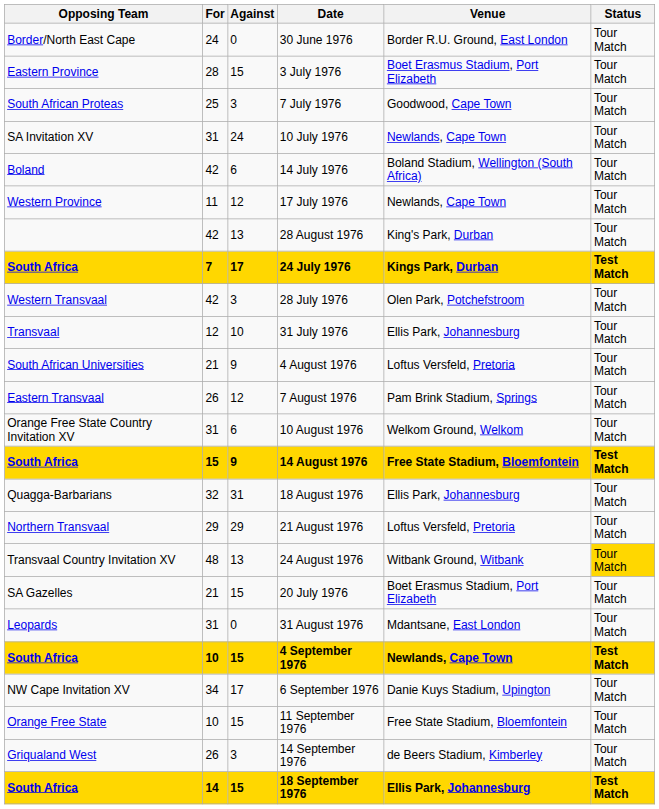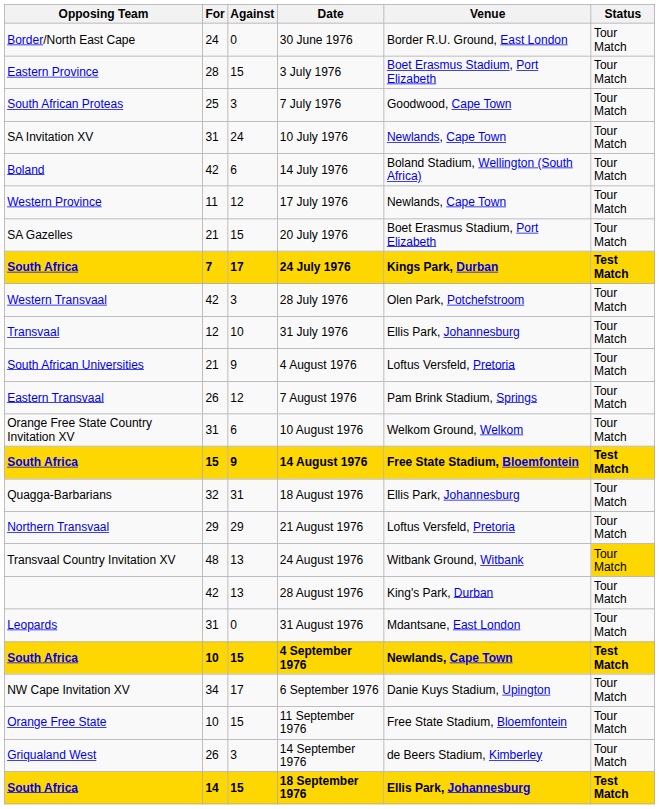rows swapped: (314, 592) <-> (322, 234)
